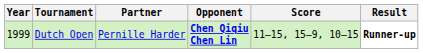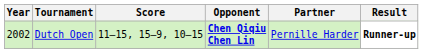columns swapped: (142, 12) <-> (306, 12)
(18, 34) 1999 -> (18, 34) 2002
